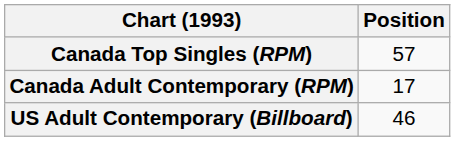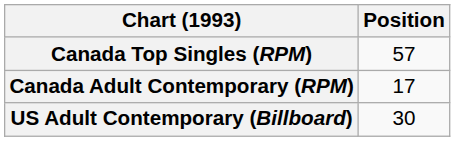(404, 119) 46 -> (404, 119) 30
